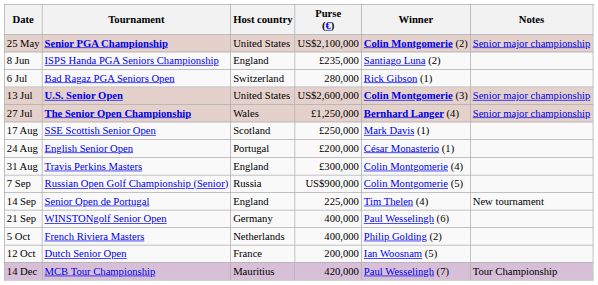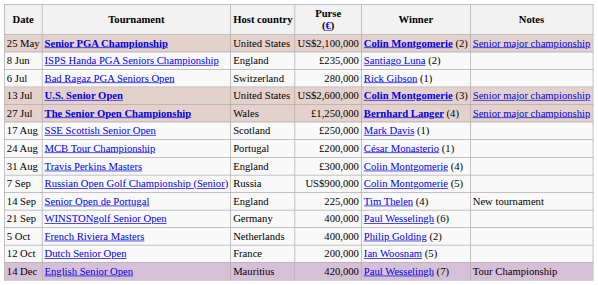(89, 148) English Senior Open -> (100, 148) MCB Tour Championship
(100, 271) MCB Tour Championship -> (89, 271) English Senior Open
